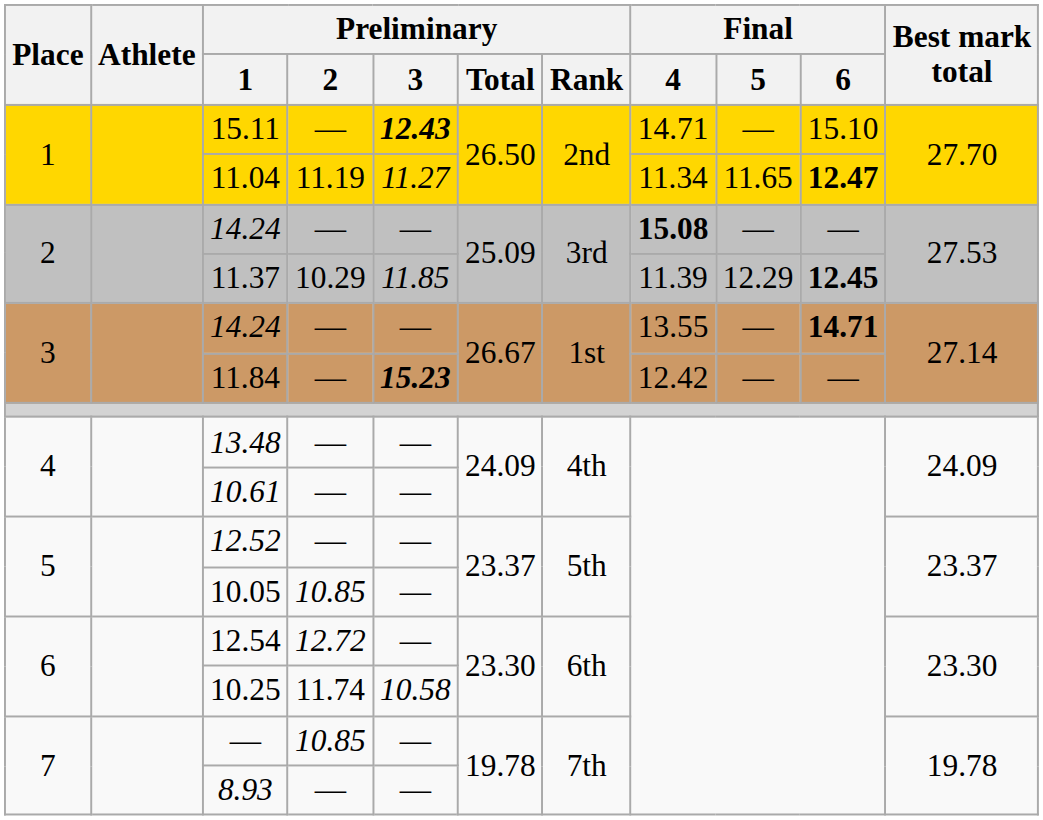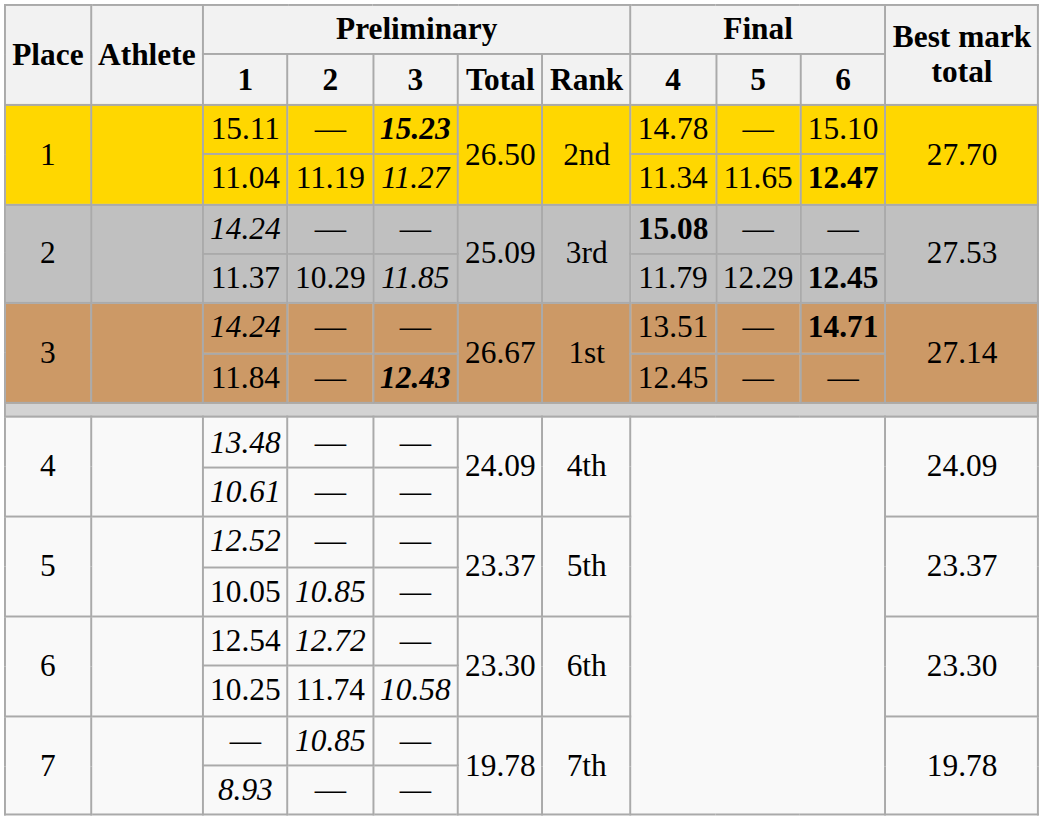(415, 128) 12.43 -> (415, 128) 15.23
(673, 128) 14.71 -> (673, 128) 14.78
(673, 278) 11.39 -> (673, 278) 11.79
(673, 327) 13.55 -> (673, 327) 13.51
(415, 377) 15.23 -> (415, 377) 12.43
(673, 377) 12.42 -> (673, 377) 12.45
